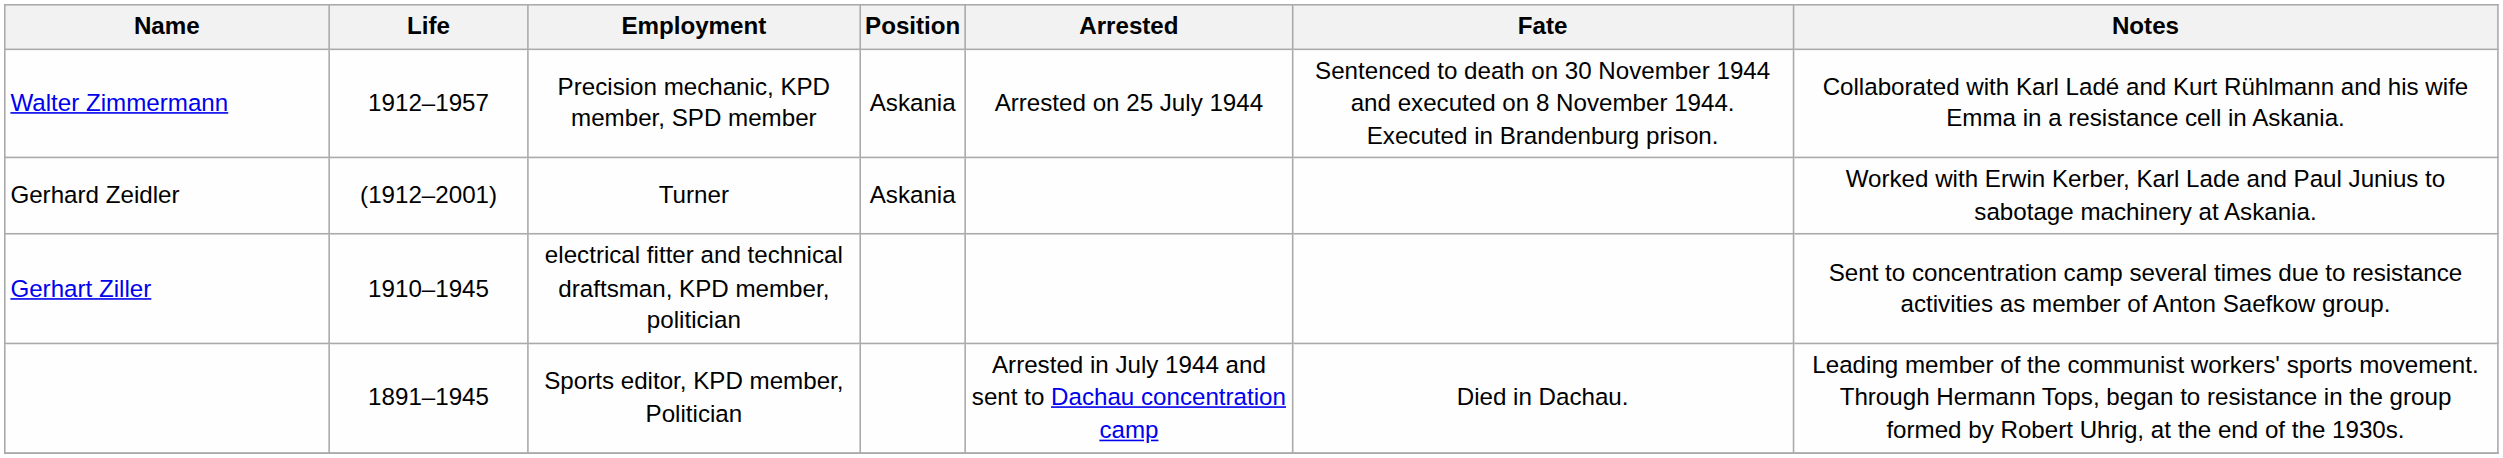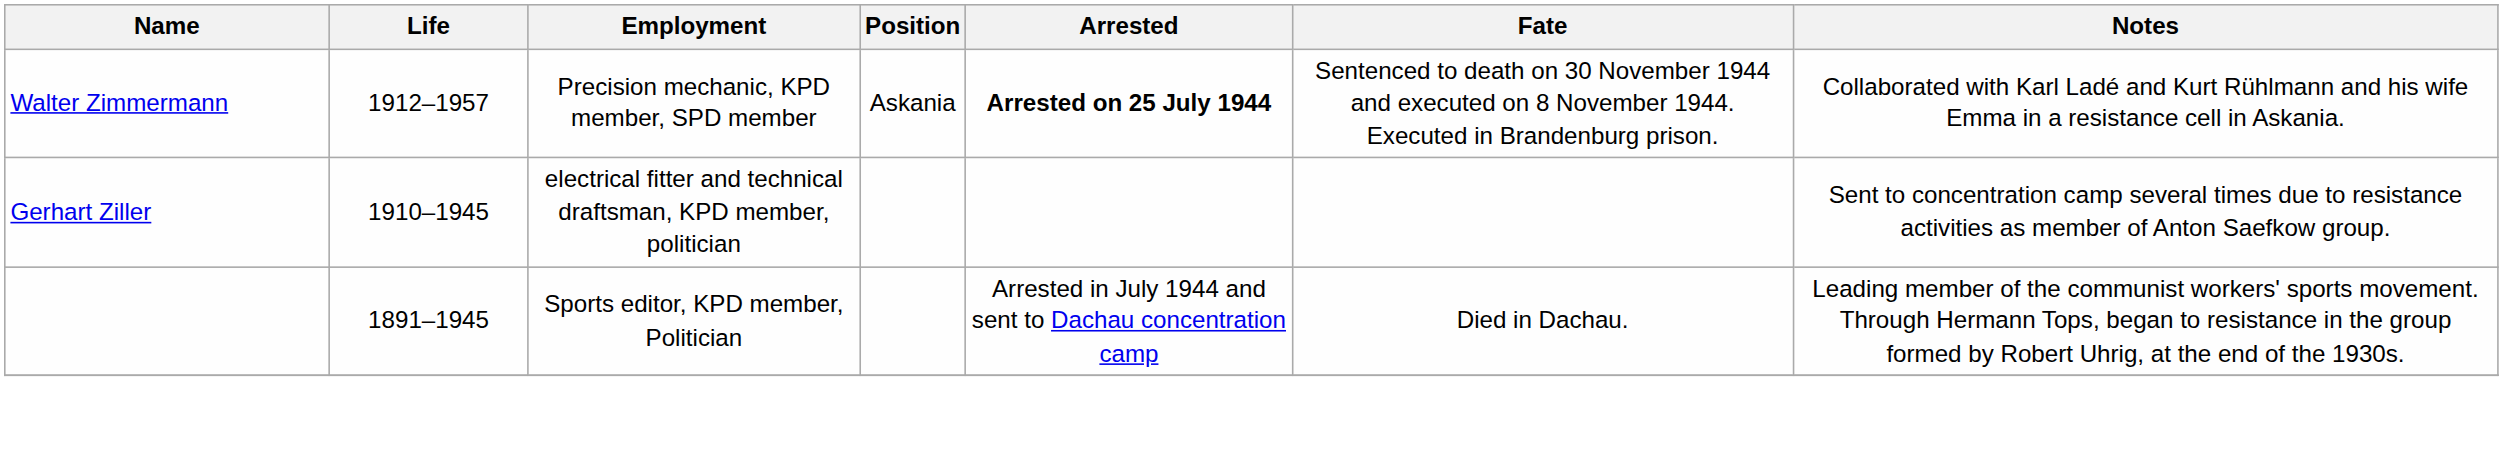(1129, 102) normal -> (1129, 102) bold
- row: (95, 195)
